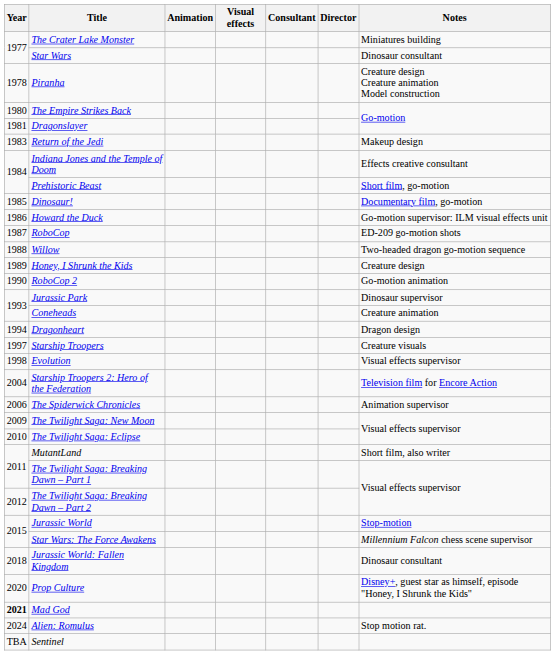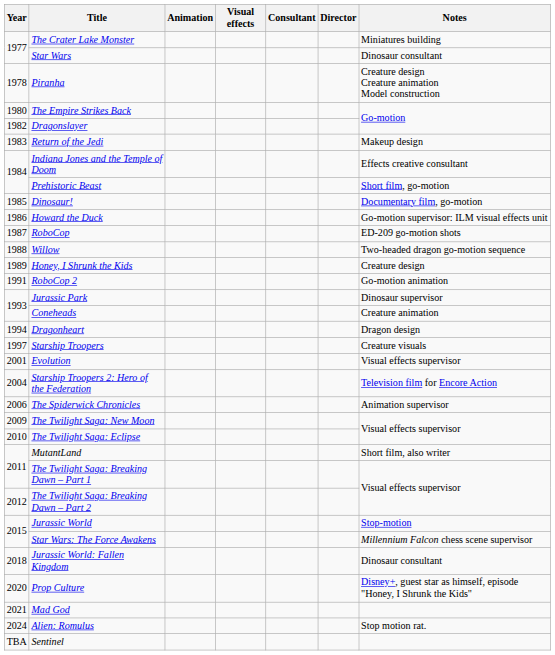(17, 126) 1981 -> (17, 126) 1982
(17, 281) 1990 -> (17, 281) 1991
(17, 361) 1998 -> (17, 361) 2001
(17, 610) bold -> (17, 610) normal
